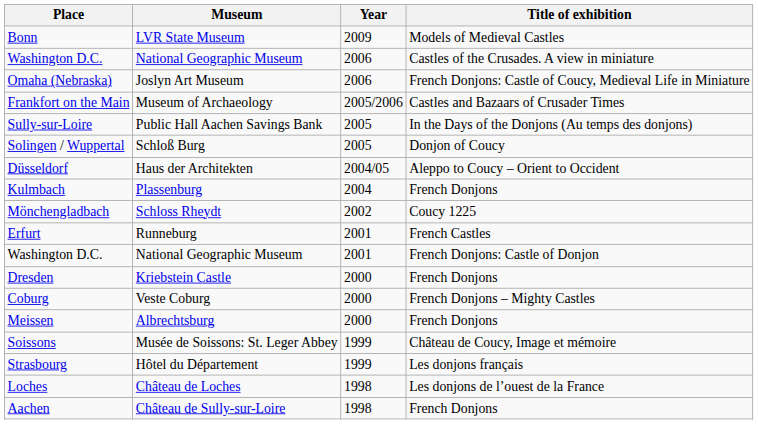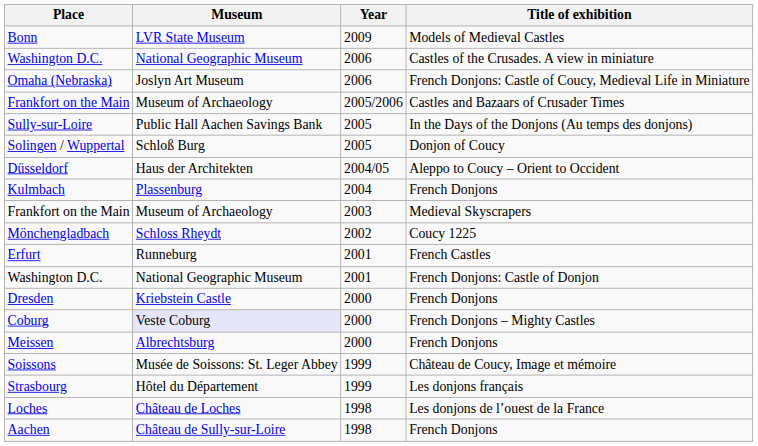+ row: (69, 211)
(173, 299) no background -> (173, 320) lavender background
